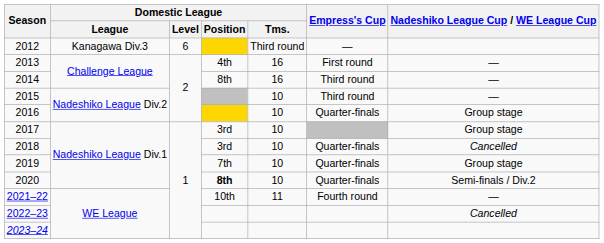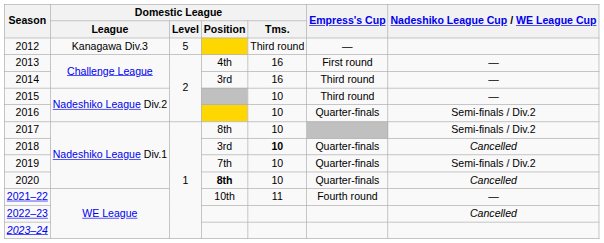(185, 46) 6 -> (185, 46) 5
(225, 79) 8th -> (225, 79) 3rd
(493, 113) Group stage -> (493, 113) Semi-finals / Div.2
(225, 130) 3rd -> (225, 130) 8th
(493, 130) Group stage -> (493, 130) Semi-finals / Div.2
(277, 146) normal -> (277, 146) bold
(493, 163) Group stage -> (493, 163) Semi-finals / Div.2
(493, 180) Semi-finals / Div.2 -> (493, 180) Cancelled
